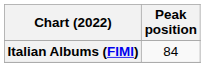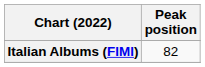(171, 51) 84 -> (171, 51) 82
